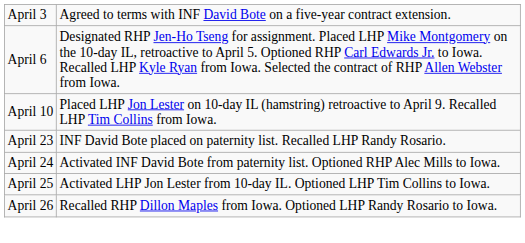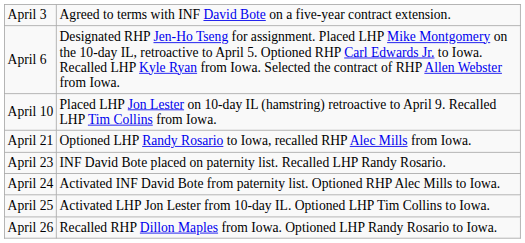+ row: (30, 141)
